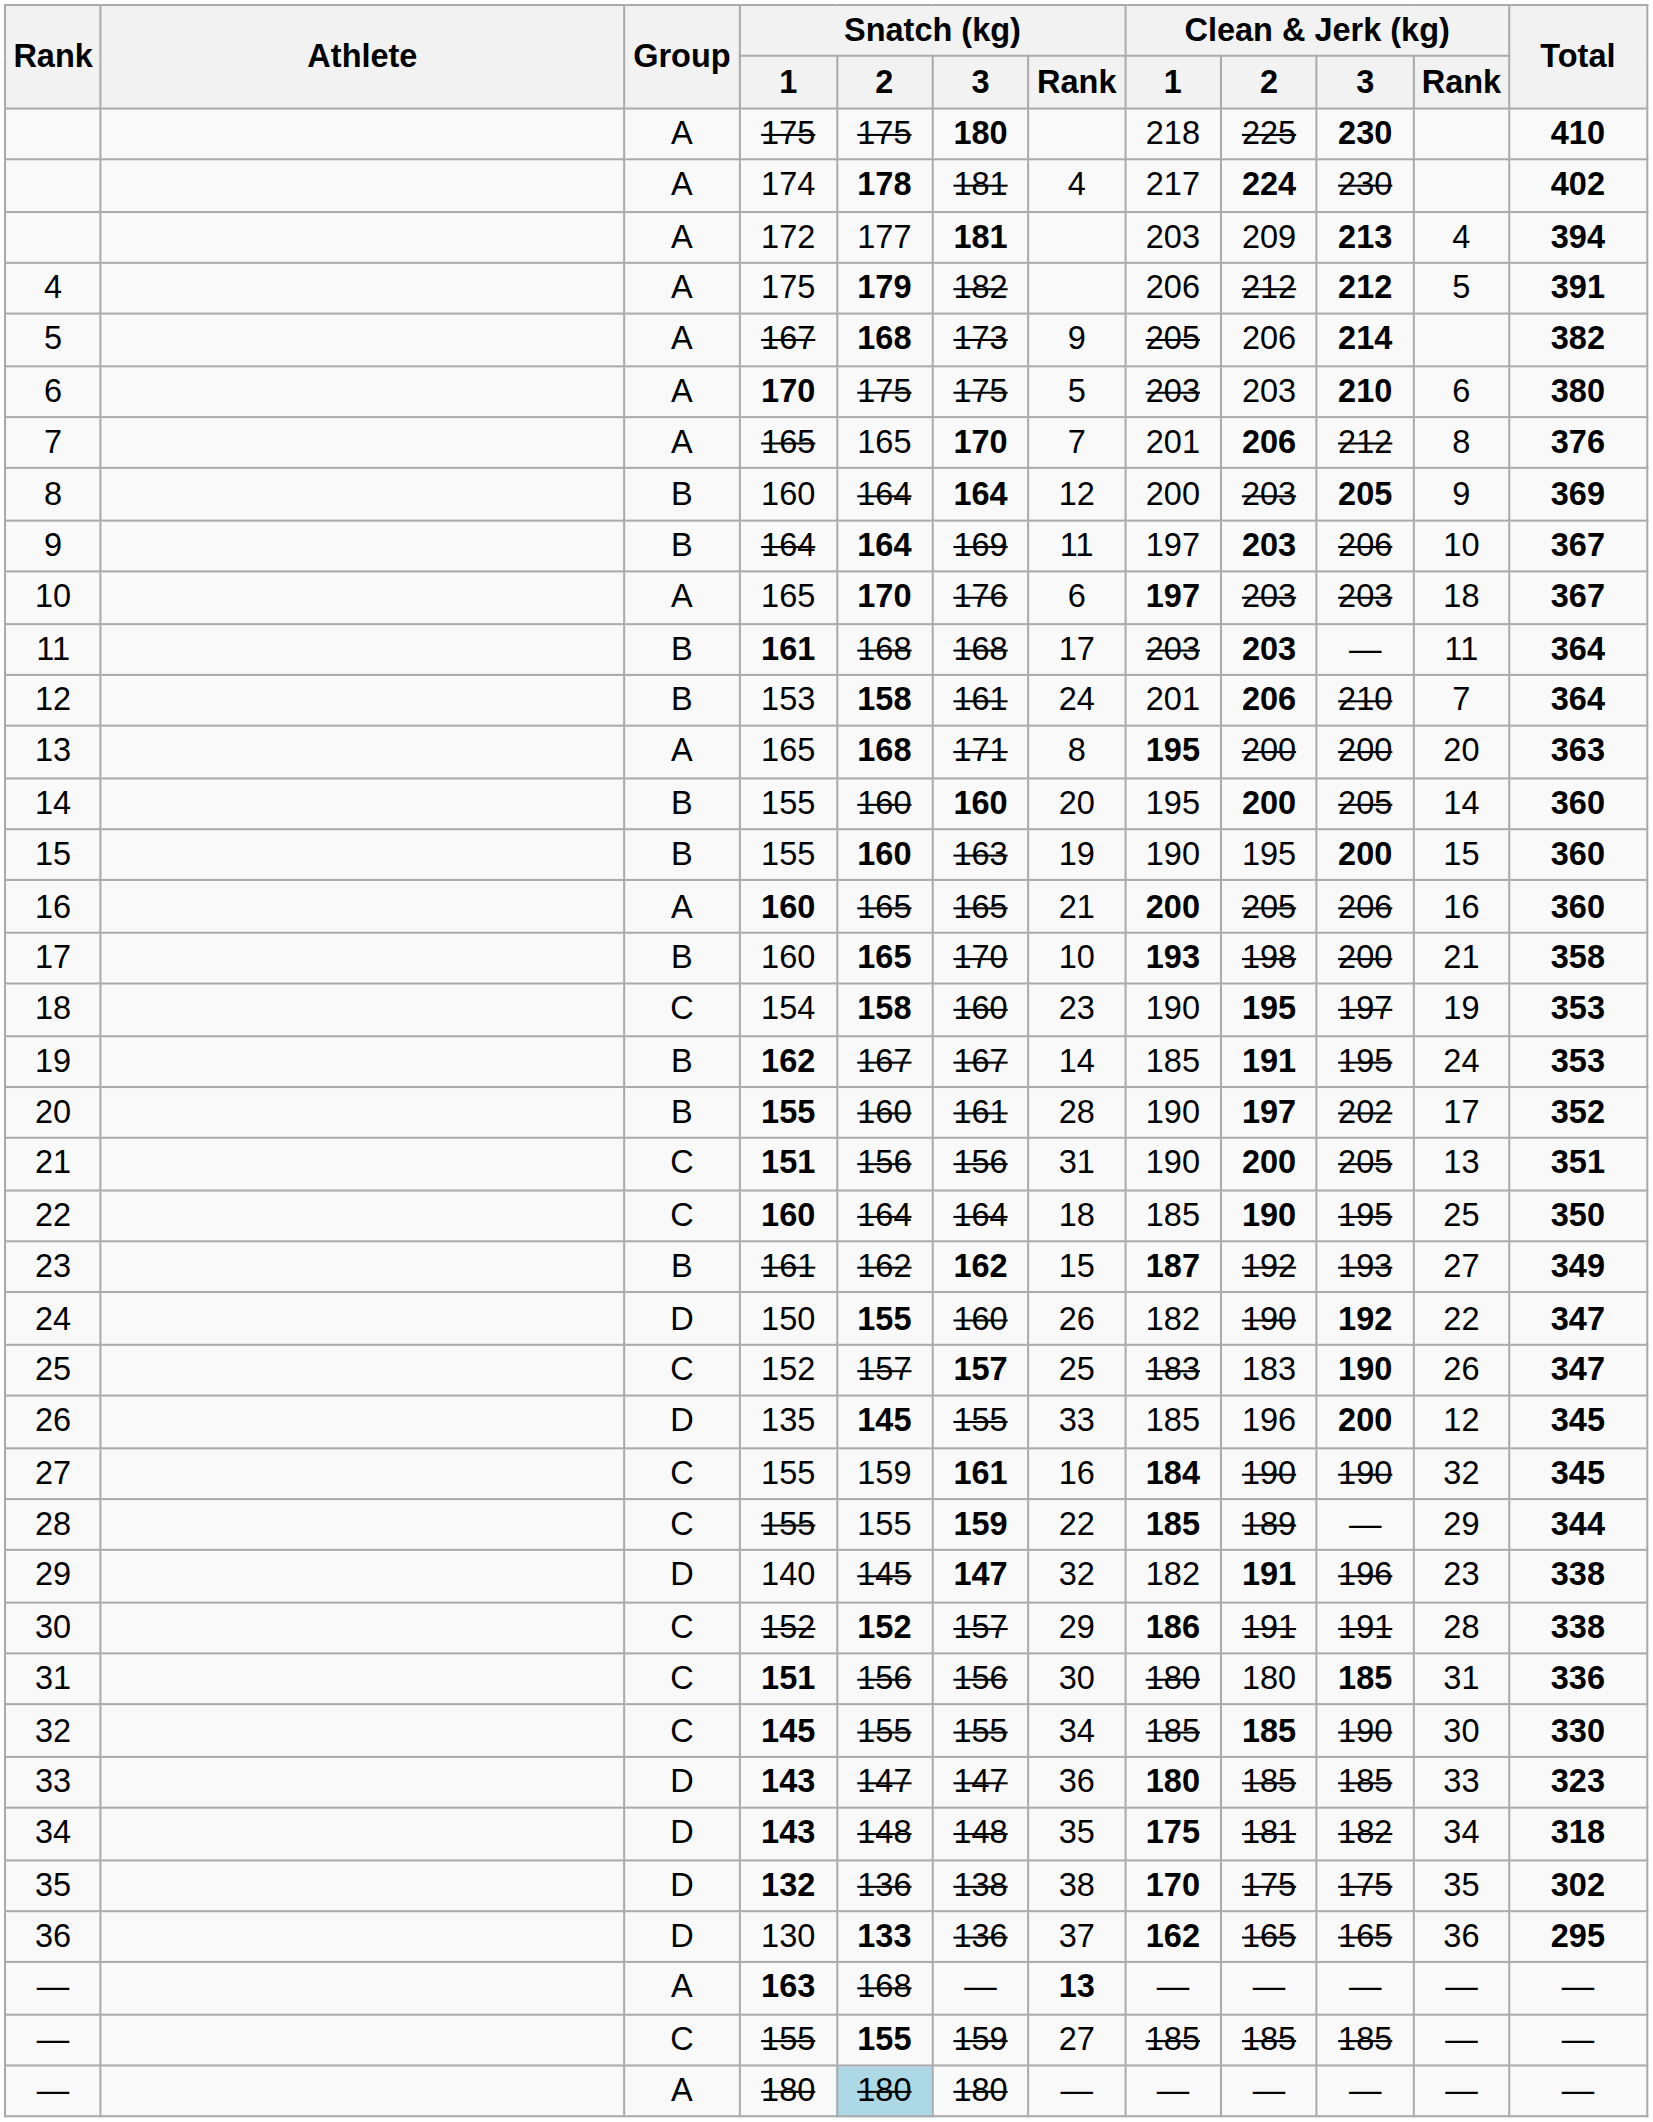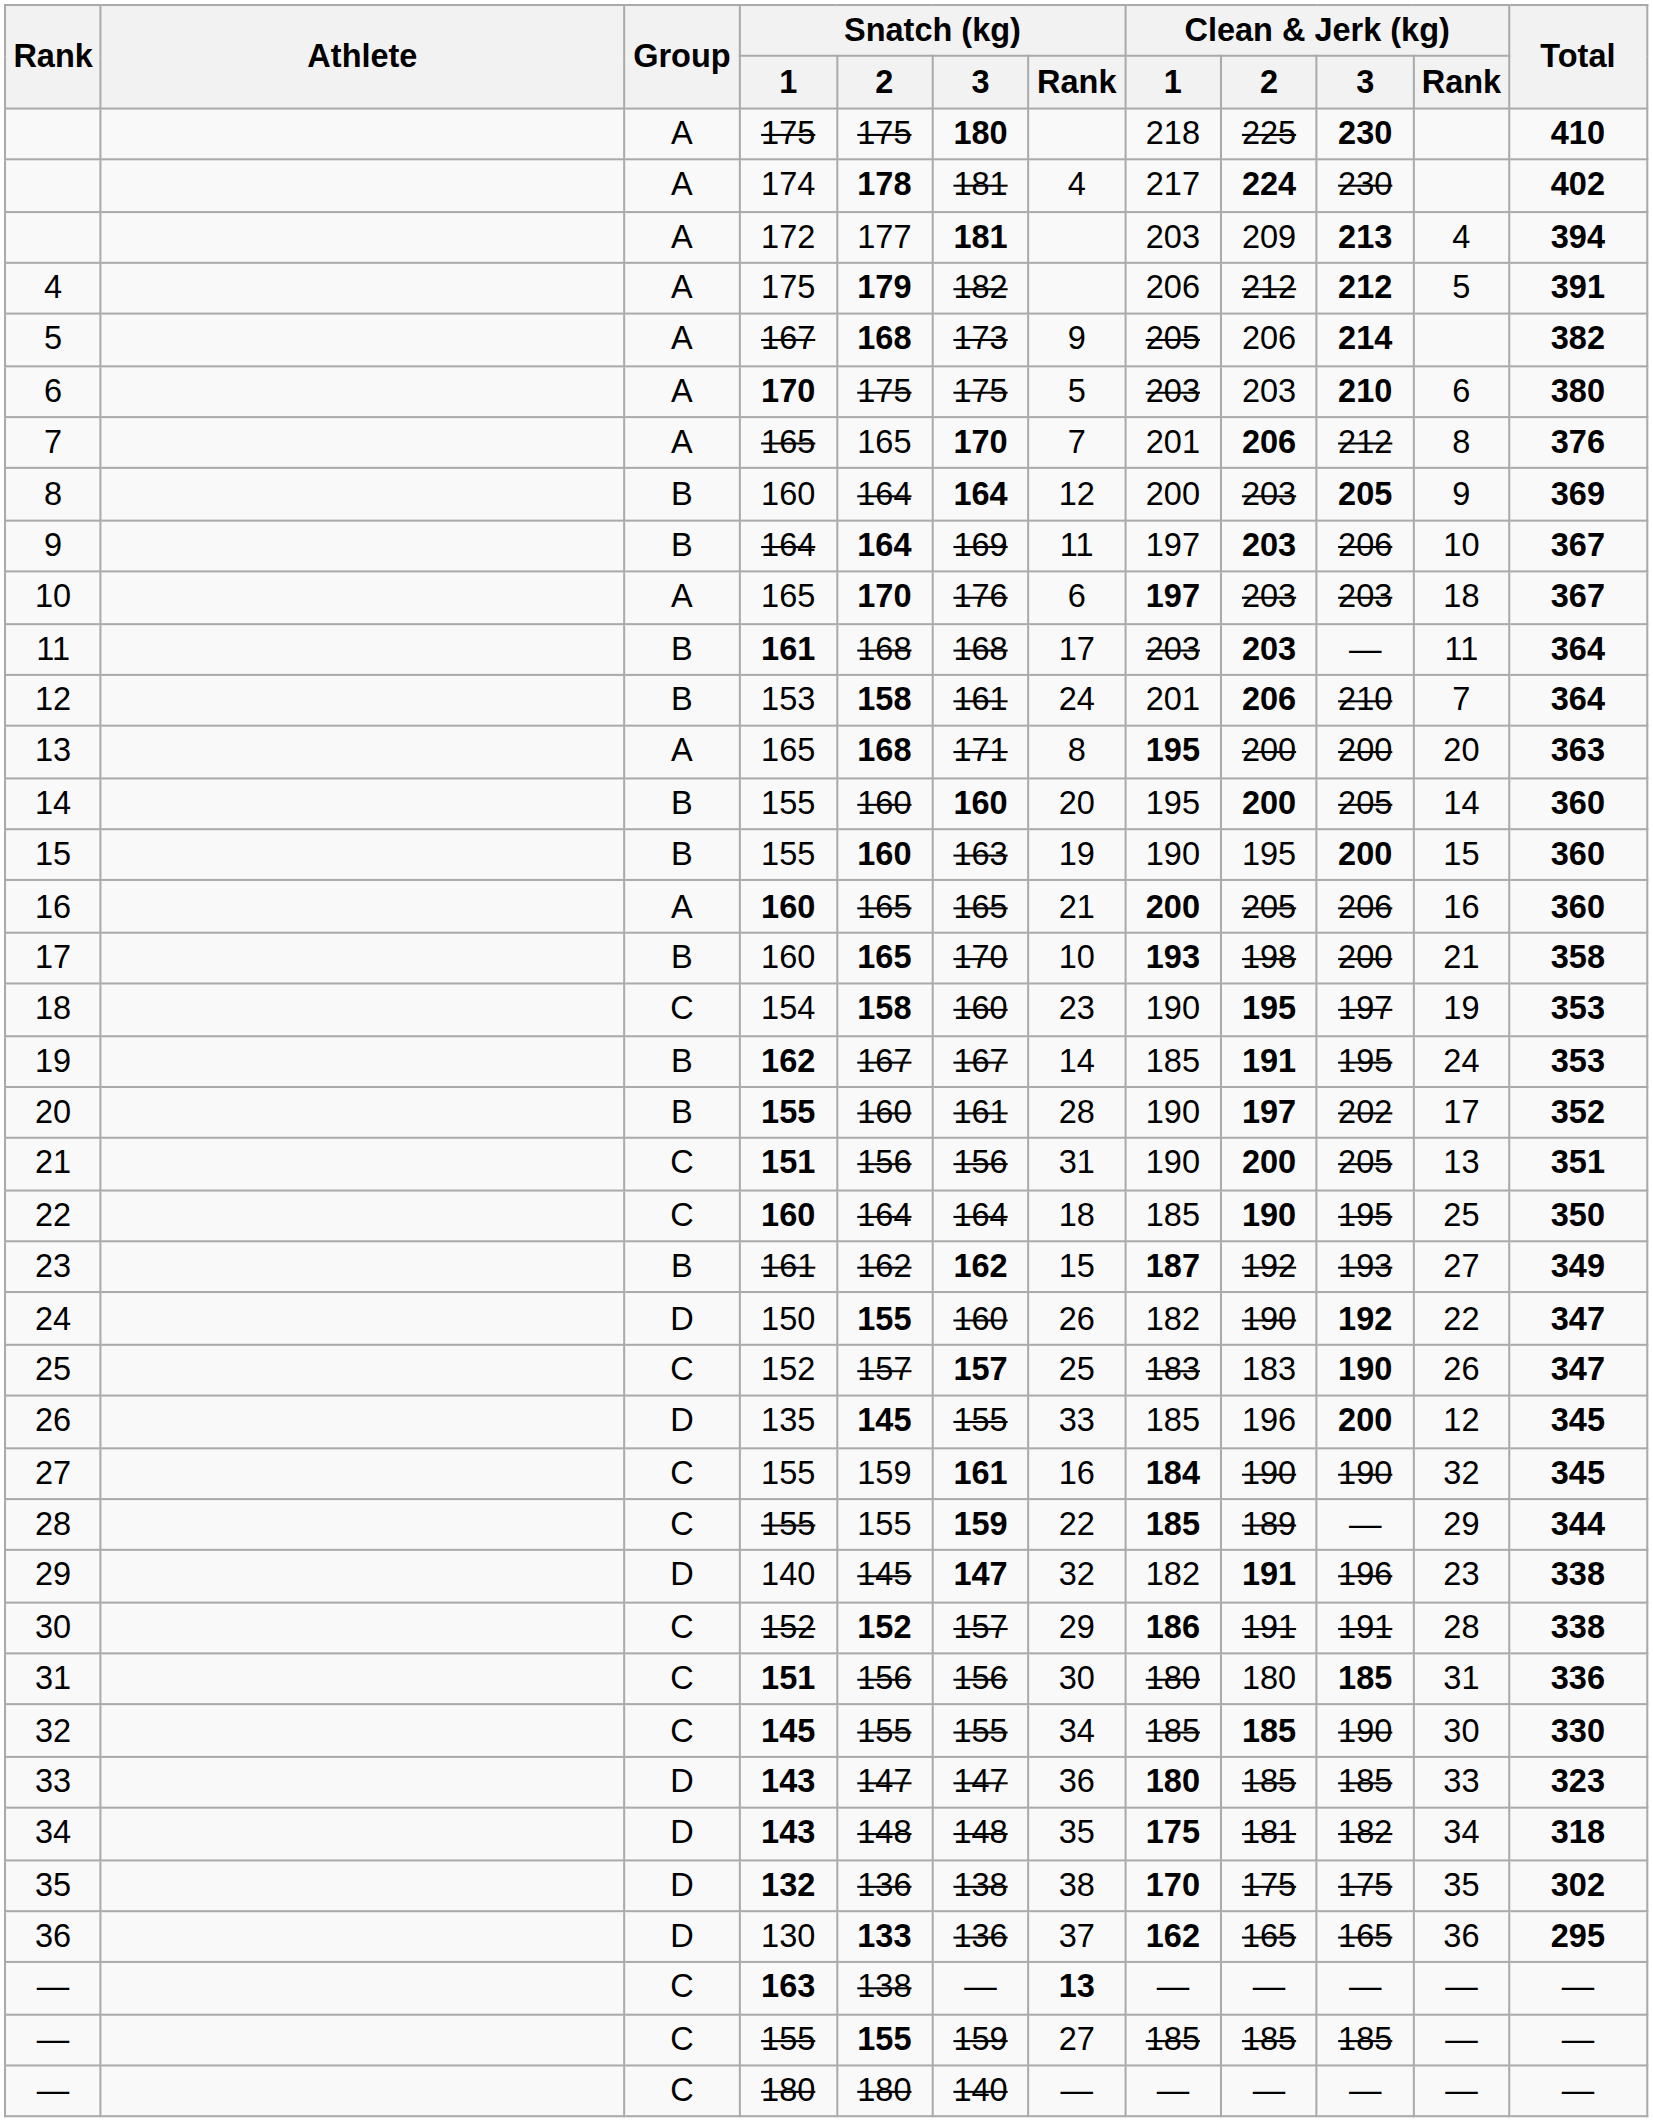(682, 1987) A -> (682, 1987) C
(884, 1987) 168 -> (884, 1987) 138
(682, 2090) A -> (682, 2090) C
(884, 2090) lightblue background -> (884, 2090) no background
(981, 2090) 180 -> (981, 2090) 140
